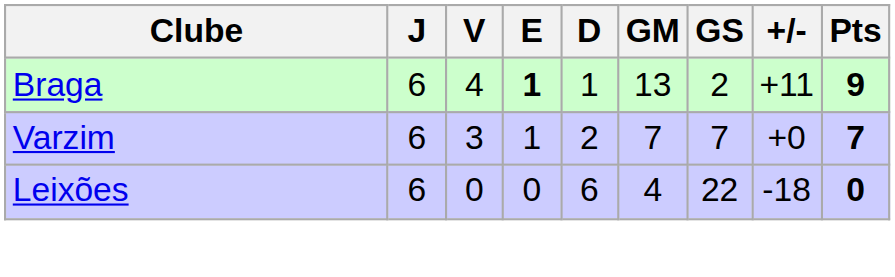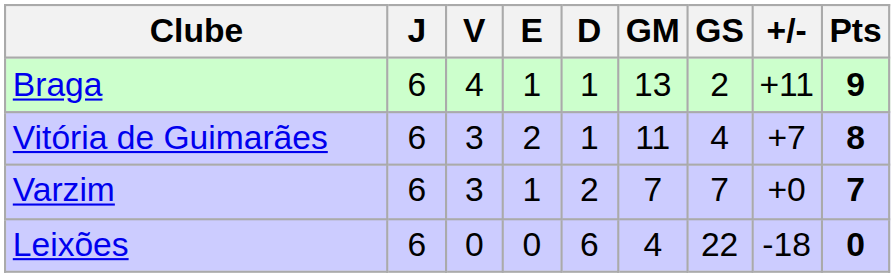(532, 84) bold -> (532, 84) normal
+ row: (170, 137)
